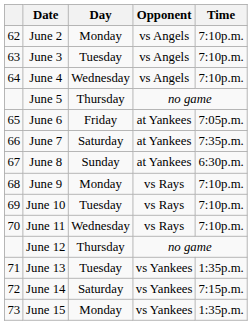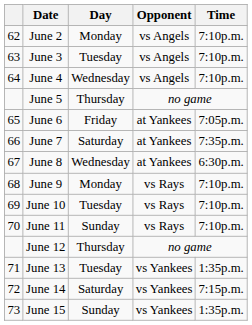(101, 162) Sunday -> (101, 162) Wednesday
(101, 225) Wednesday -> (101, 225) Sunday
(101, 309) Monday -> (101, 309) Sunday
